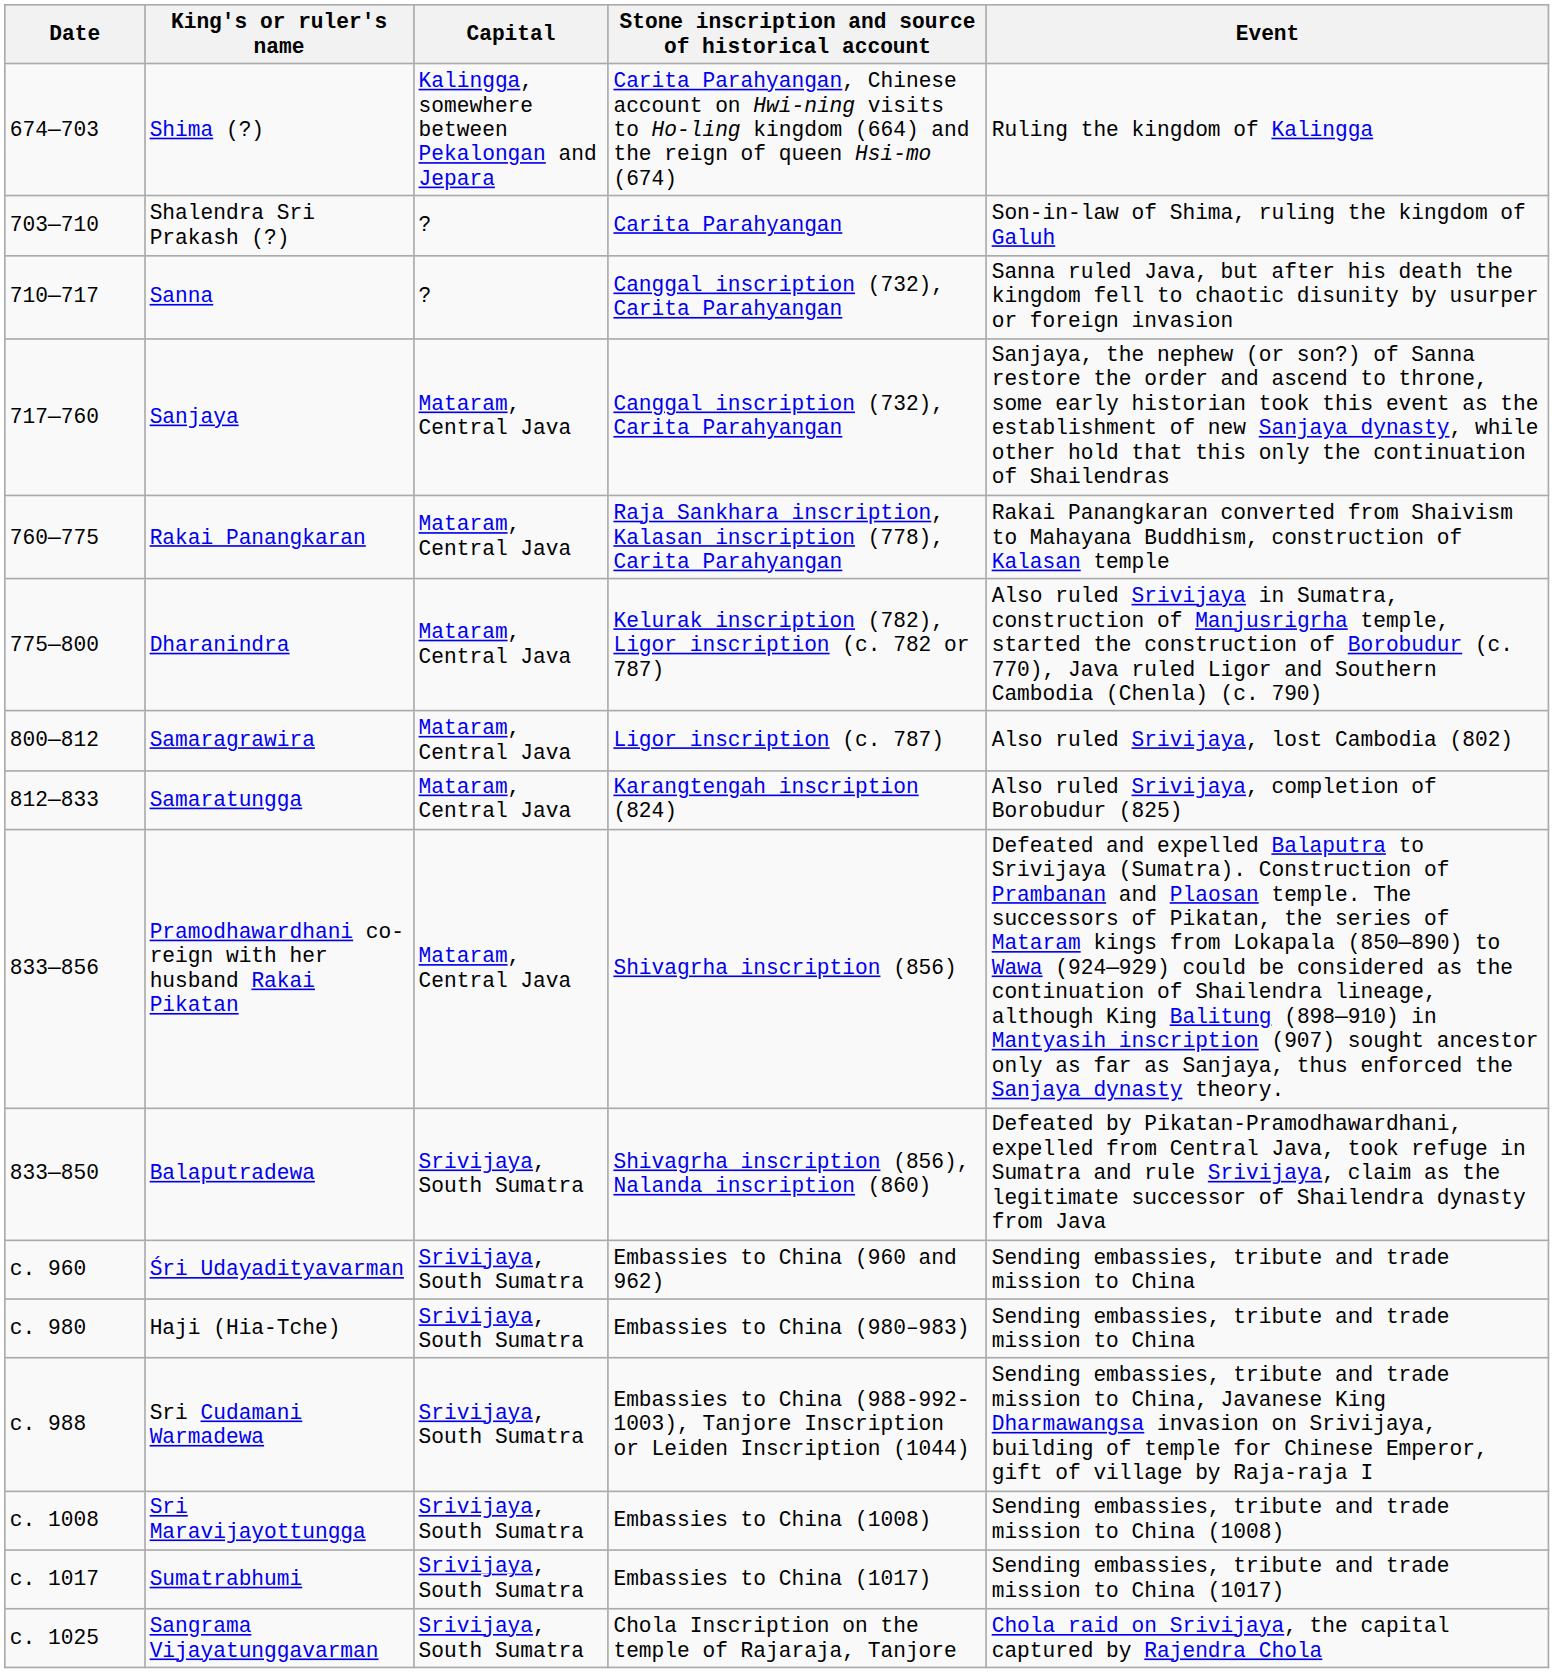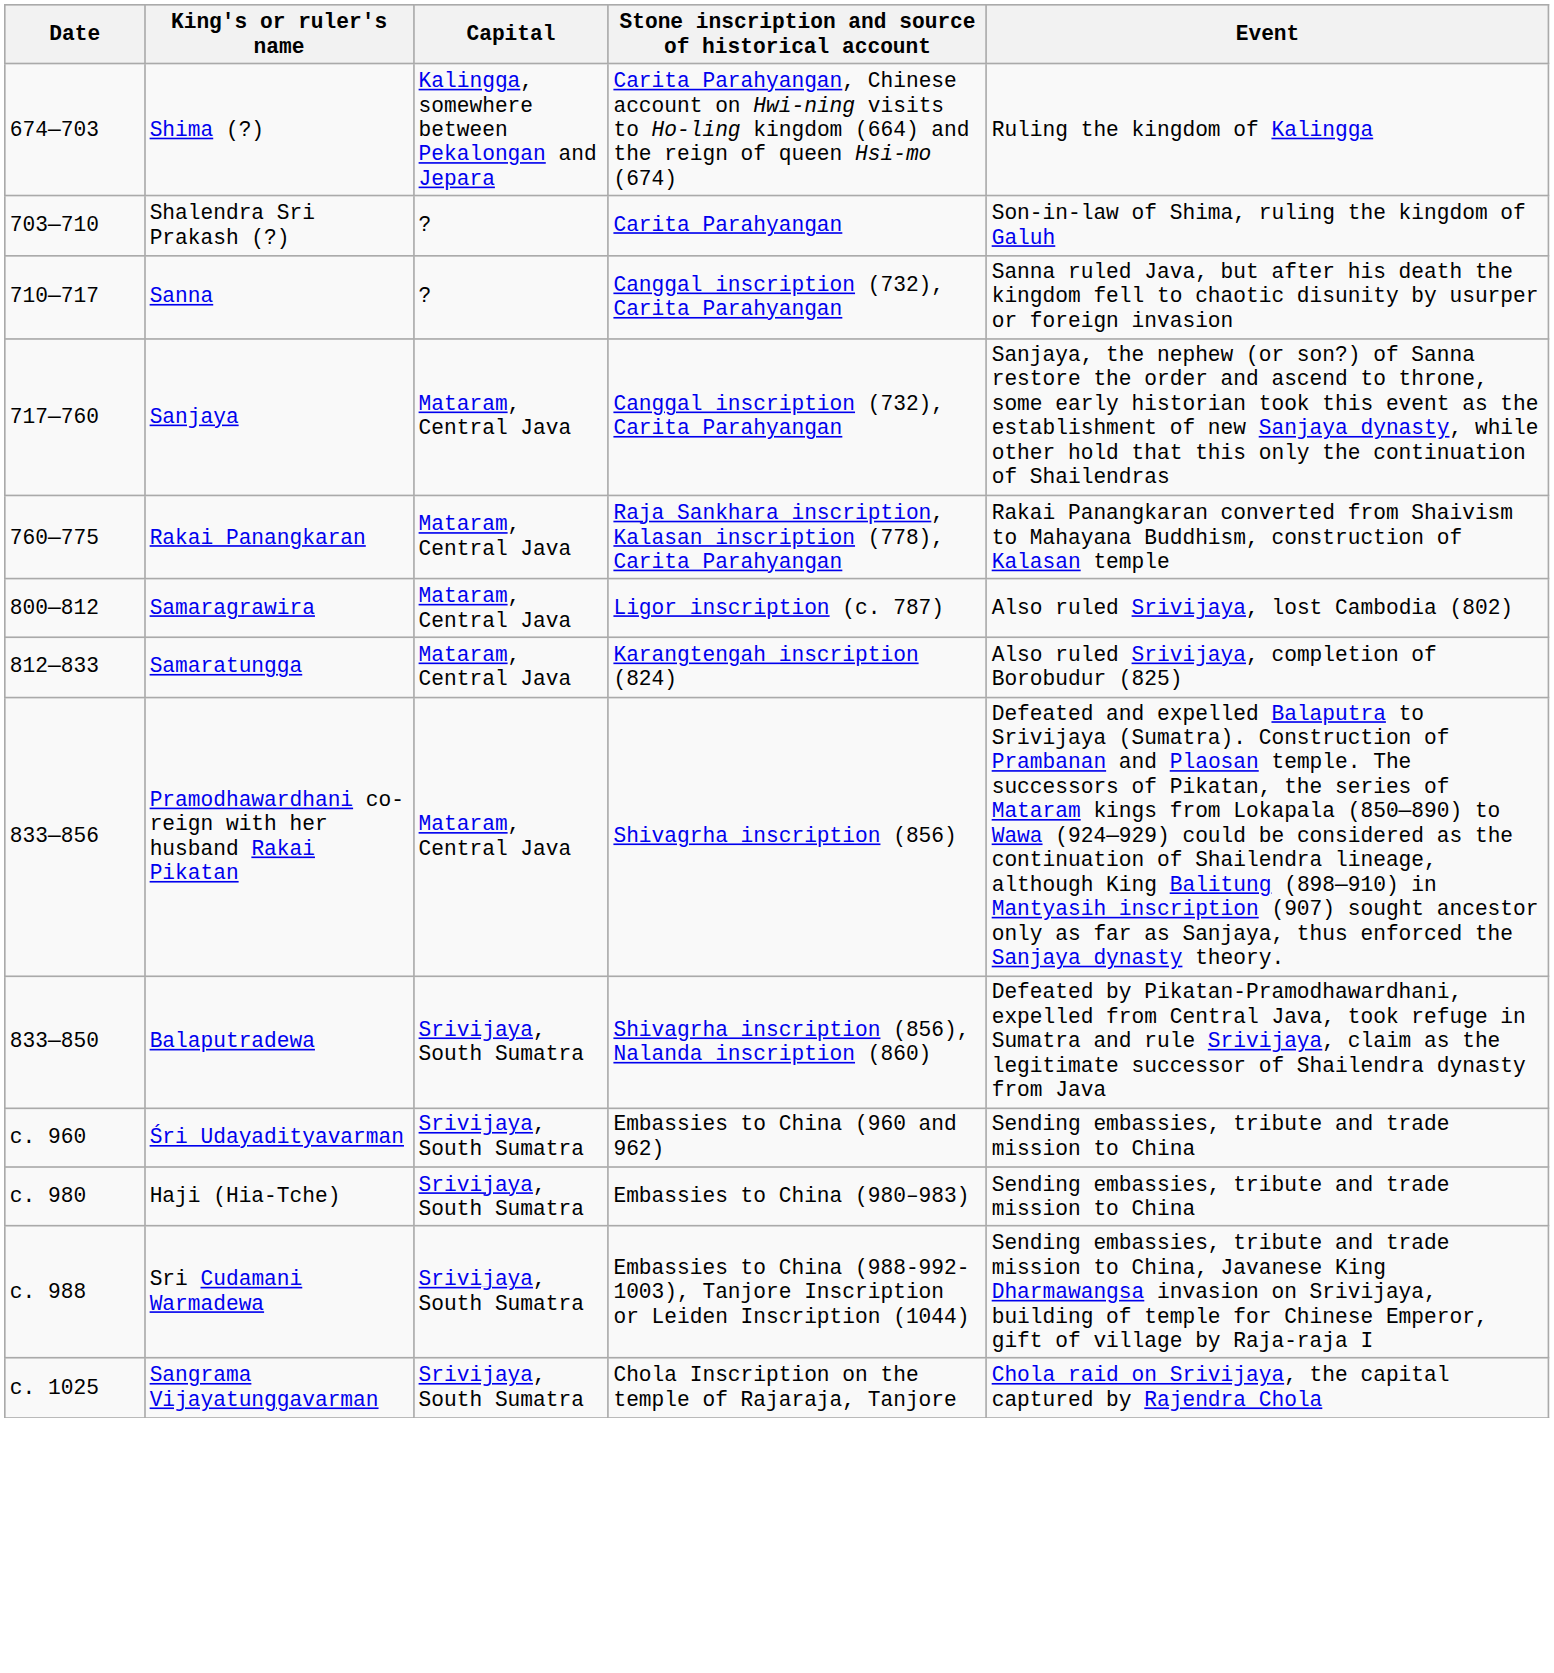- row: (220, 645)
- row: (258, 1520)
- row: (226, 1579)
